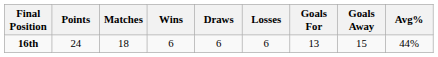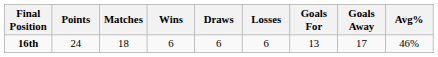(361, 44) 15 -> (361, 44) 17
(409, 44) 44% -> (409, 44) 46%
